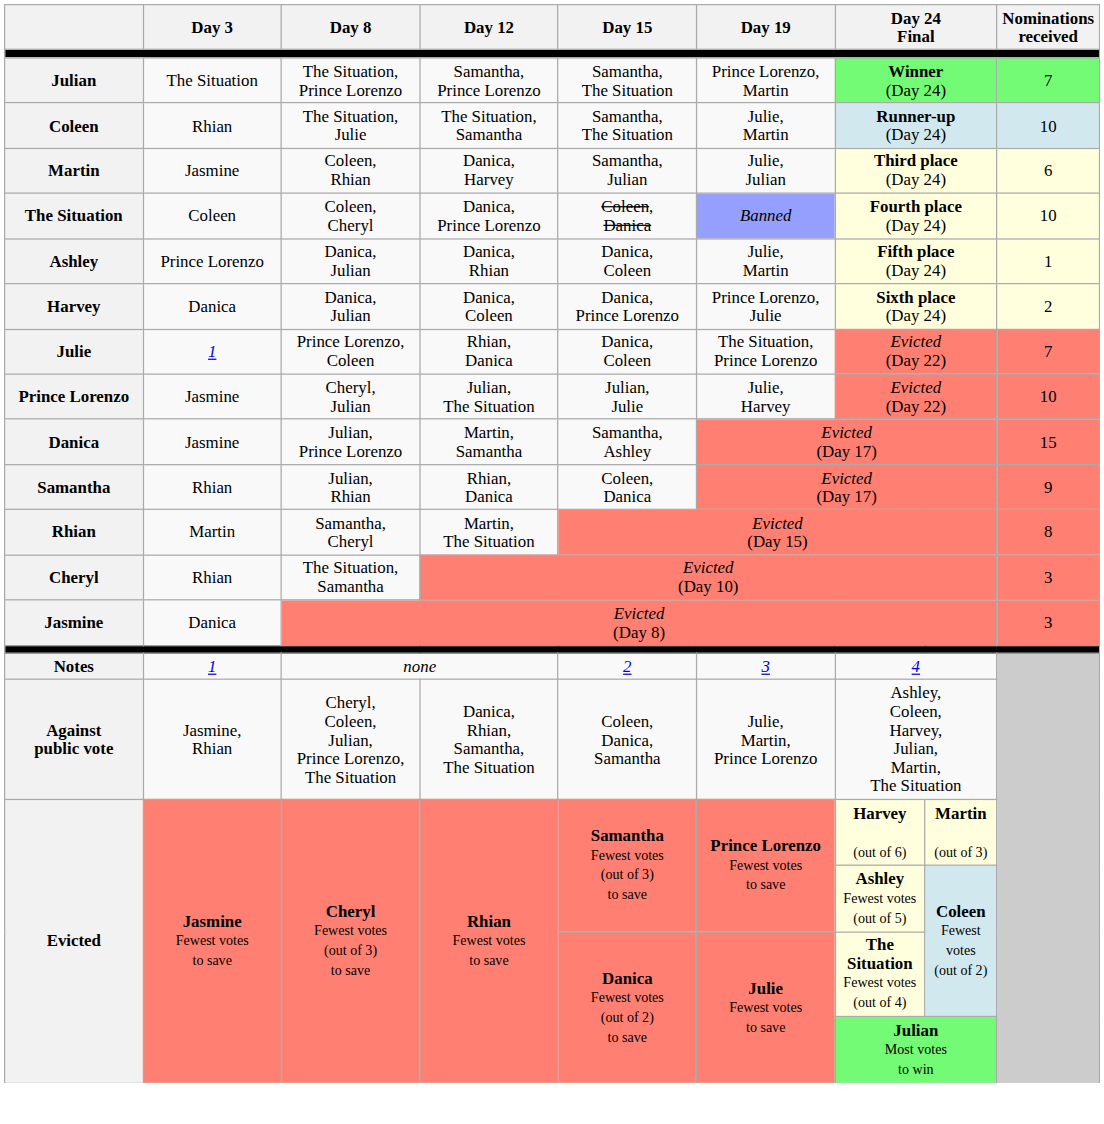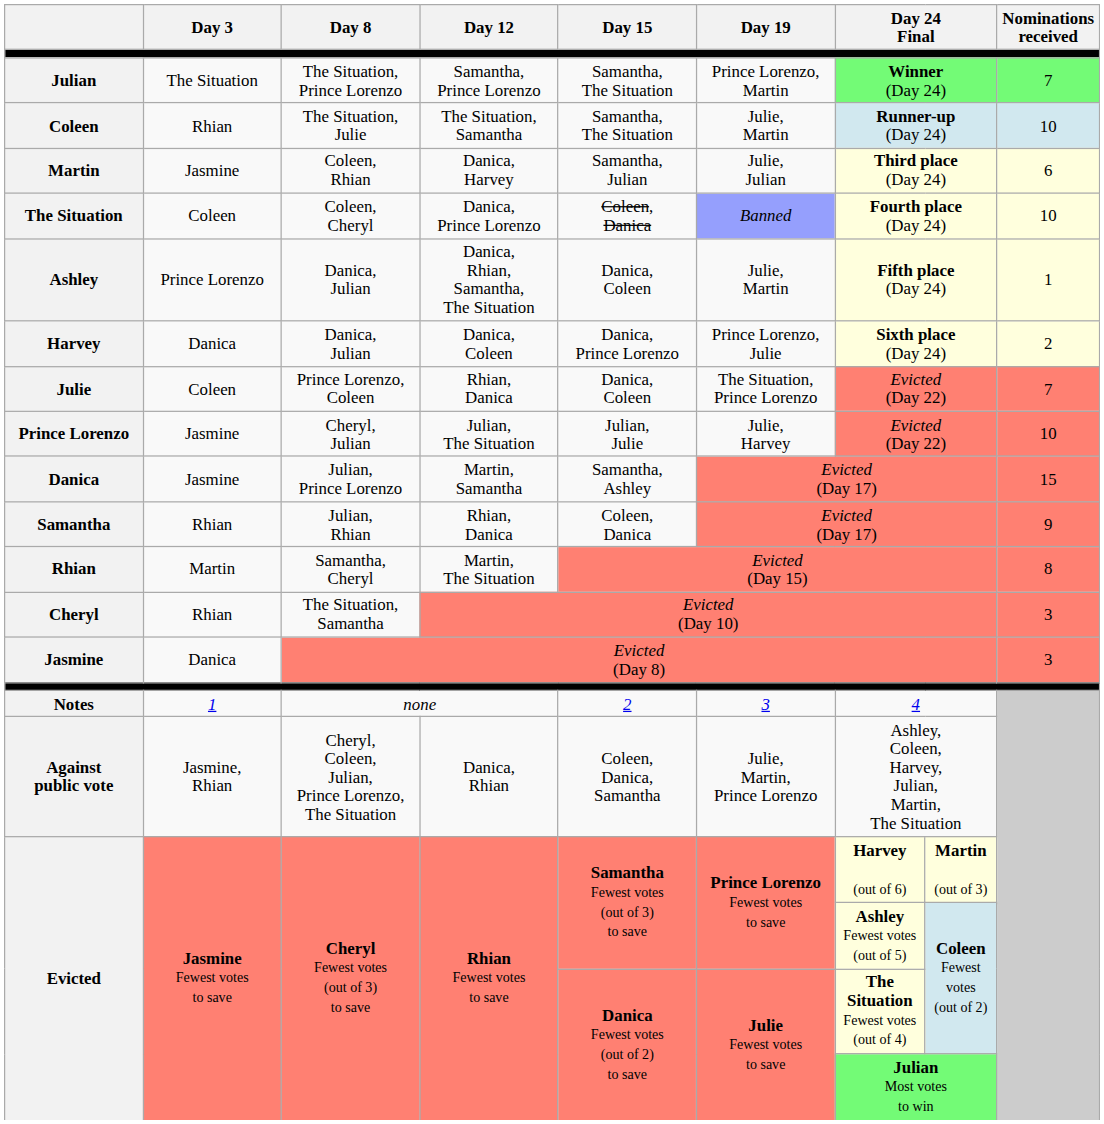(489, 261) Danica, Rhian -> (489, 279) Danica, Rhian, Samantha, The Situation
(212, 351) 1 -> (212, 388) Coleen
(489, 739) Danica, Rhian, Samantha, The Situation -> (489, 776) Danica, Rhian
